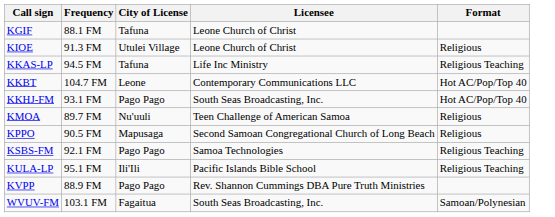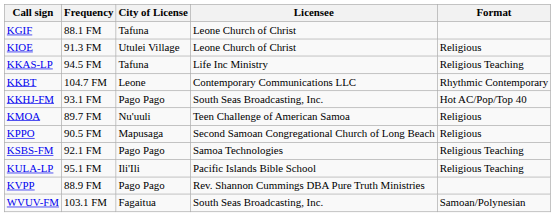(483, 82) Hot AC/Pop/Top 40 -> (494, 82) Rhythmic Contemporary
